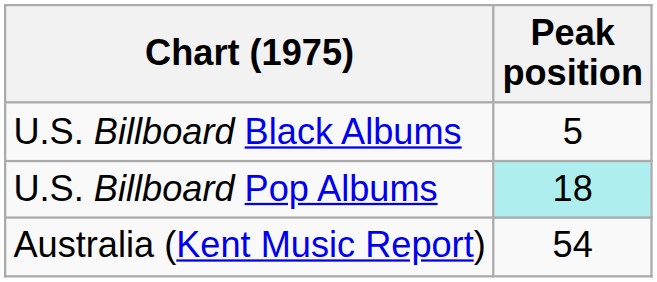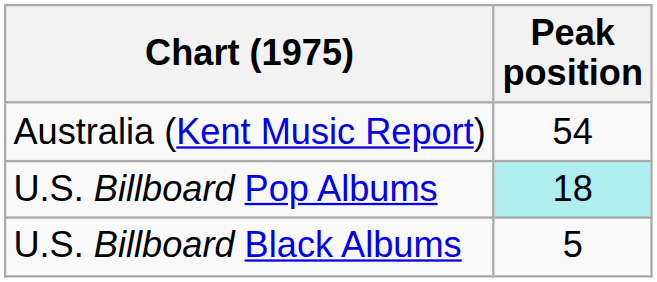rows swapped: (250, 245) <-> (238, 131)
